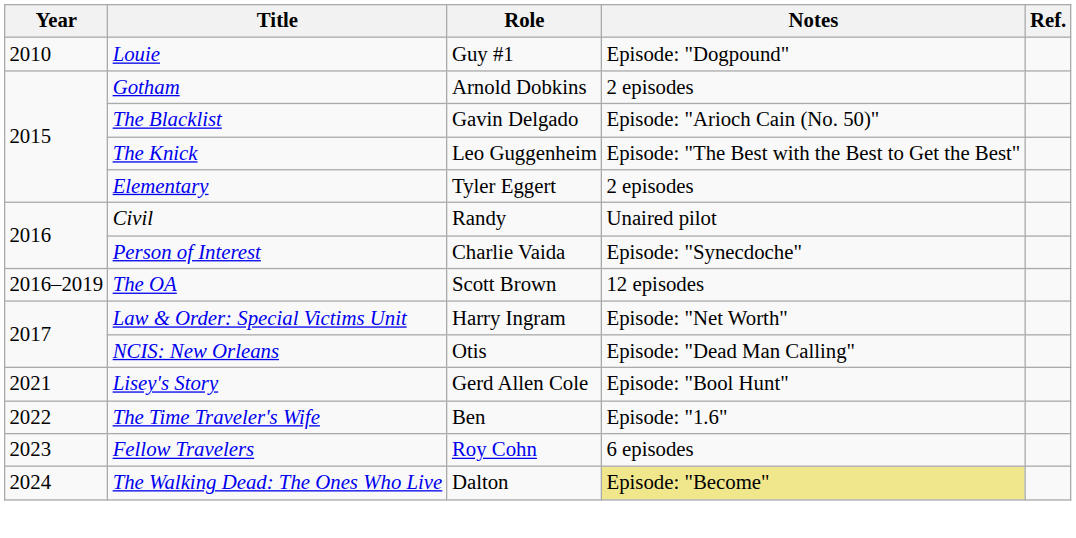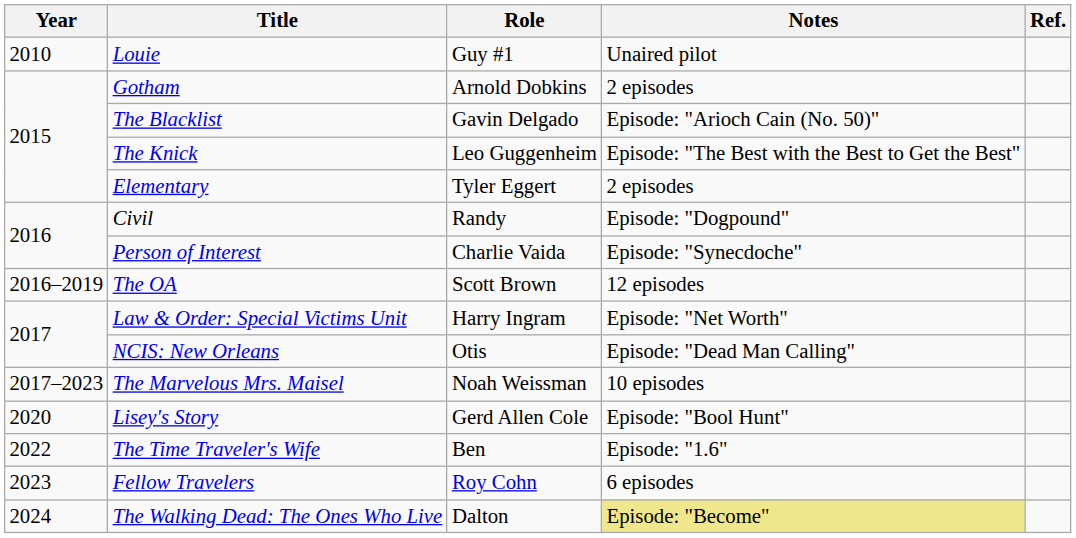(698, 53) Episode: "Dogpound" -> (662, 53) Unaired pilot
(662, 218) Unaired pilot -> (698, 218) Episode: "Dogpound"
+ row: (228, 383)
(30, 383) 2021 -> (30, 416) 2020
